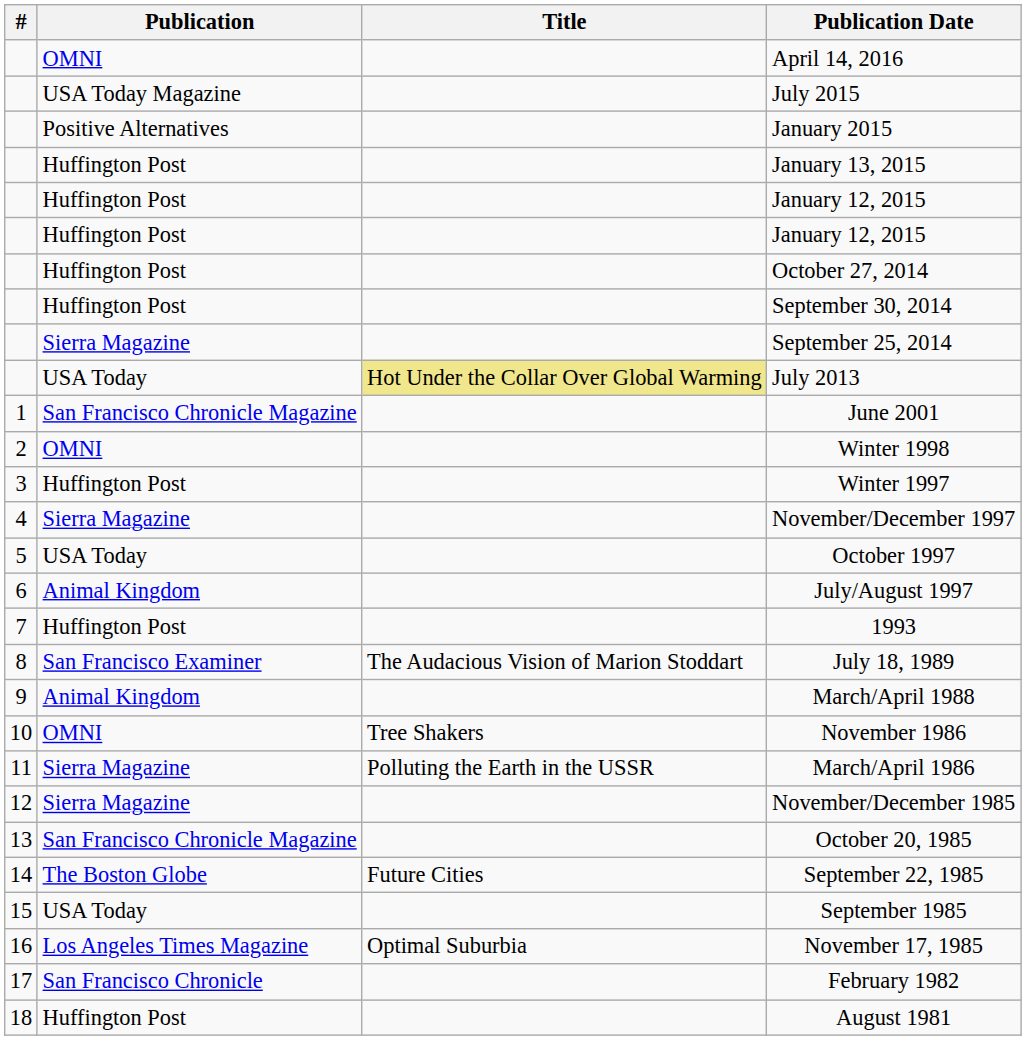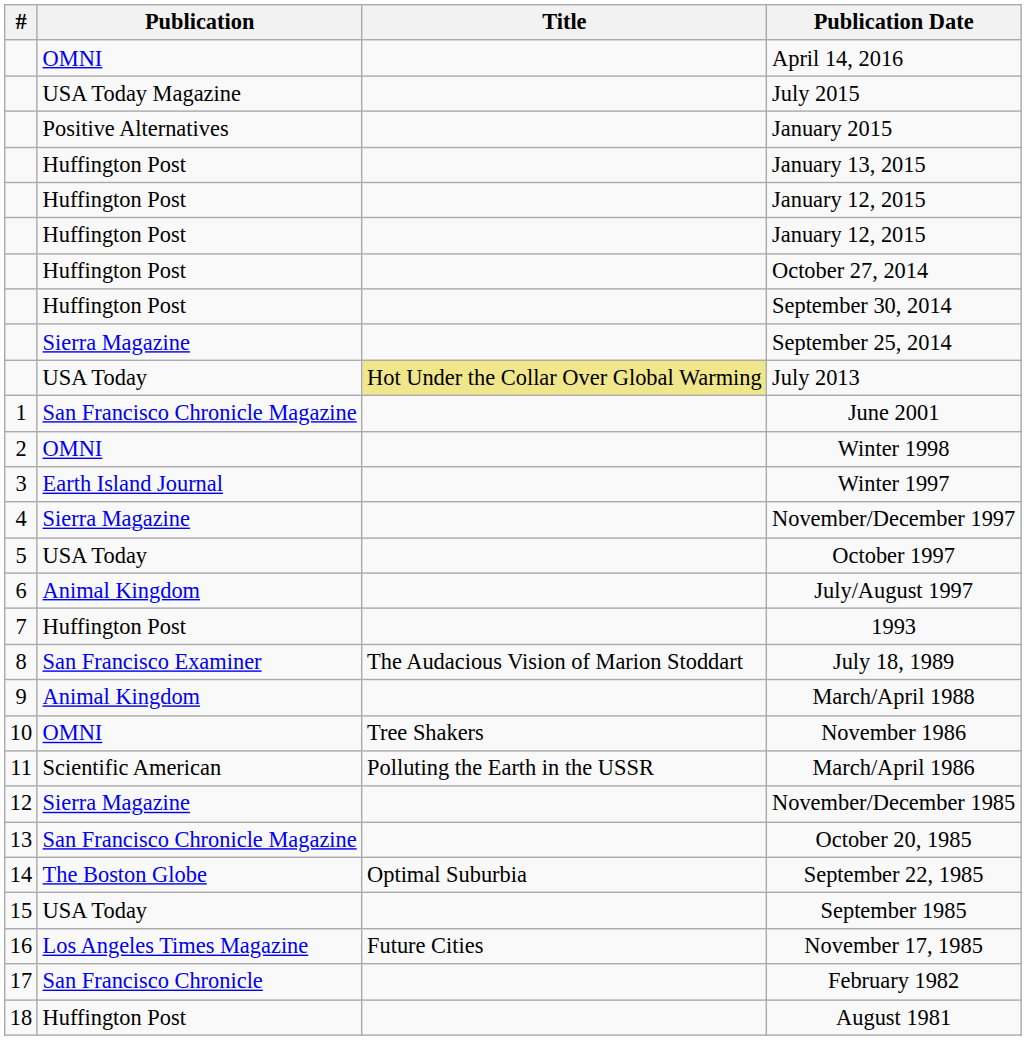(114, 484) Huffington Post -> (133, 484) Earth Island Journal
(116, 768) Sierra Magazine -> (132, 768) Scientific American
(425, 874) Future Cities -> (447, 874) Optimal Suburbia
(447, 945) Optimal Suburbia -> (425, 945) Future Cities
